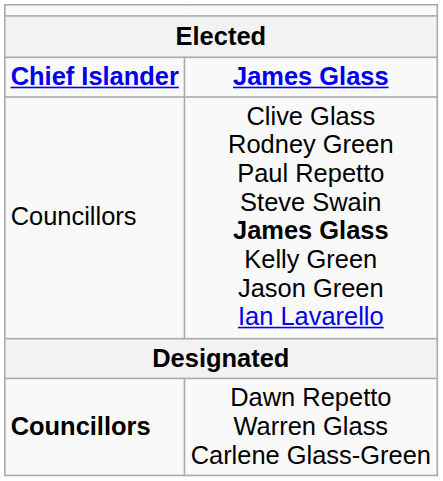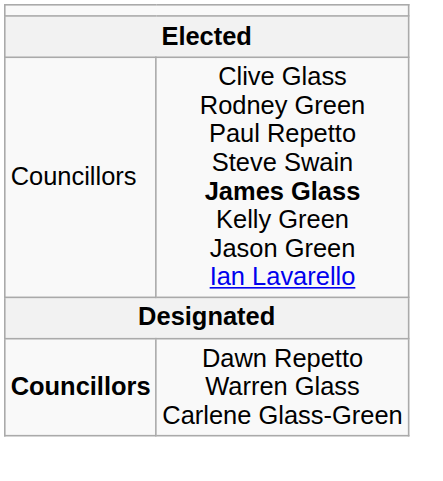- row: (311, 76)
